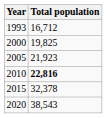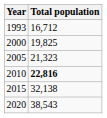(44, 58) 21,923 -> (44, 58) 21,323
(44, 89) 32,378 -> (44, 89) 32,138
